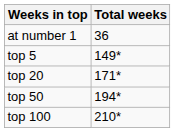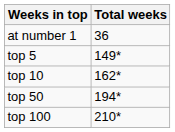+ row: (25, 76)
- row: (25, 76)
